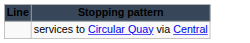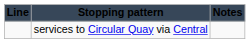+ column: (228, 13)
